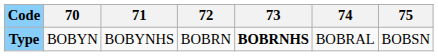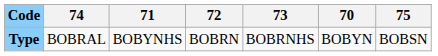columns swapped: (72, 16) <-> (345, 16)
(273, 39) bold -> (280, 39) normal
